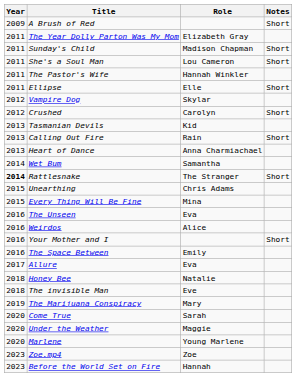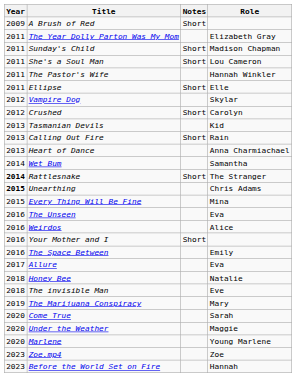columns swapped: (223, 11) <-> (278, 11)
(16, 189) normal -> (16, 189) bold
